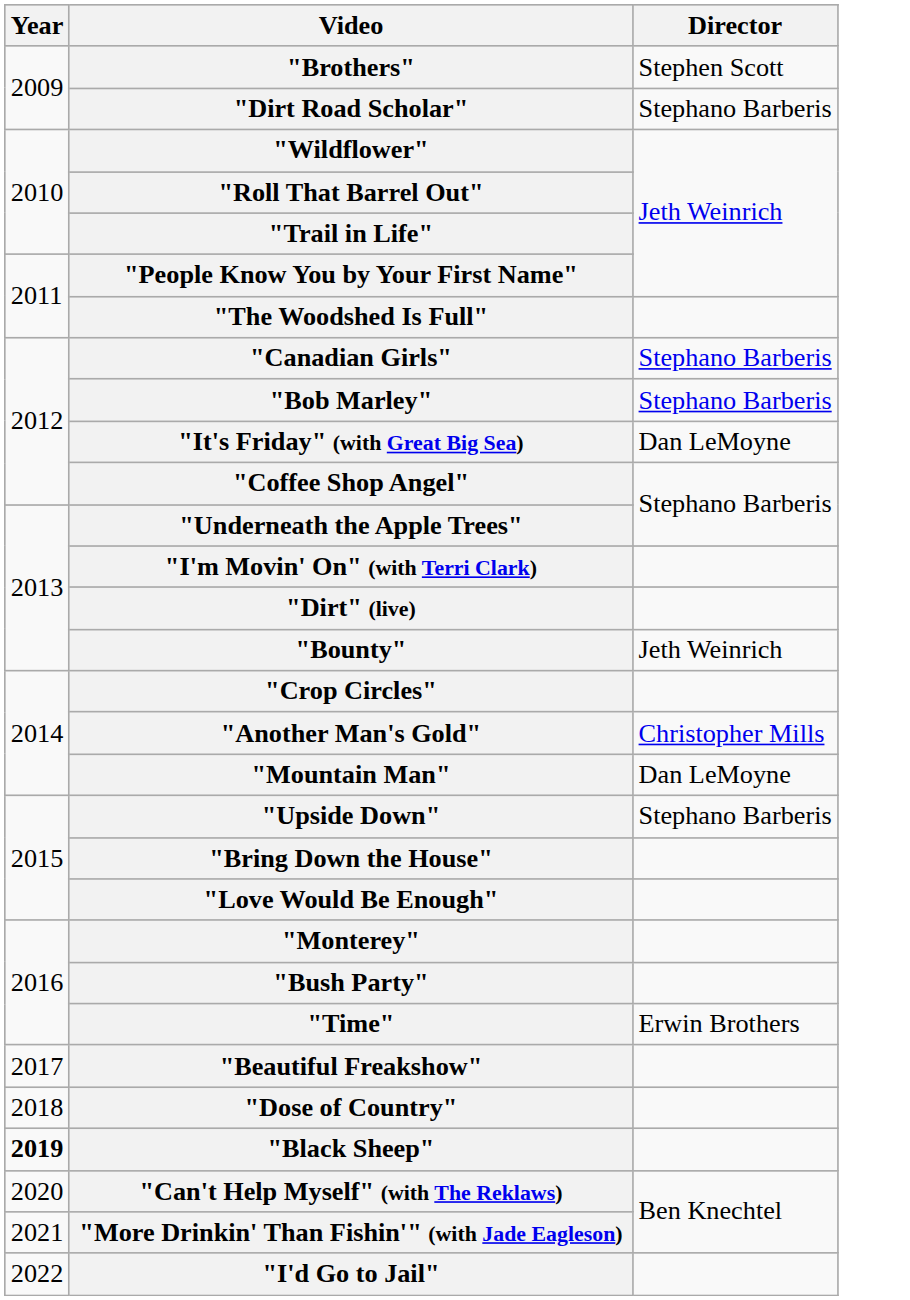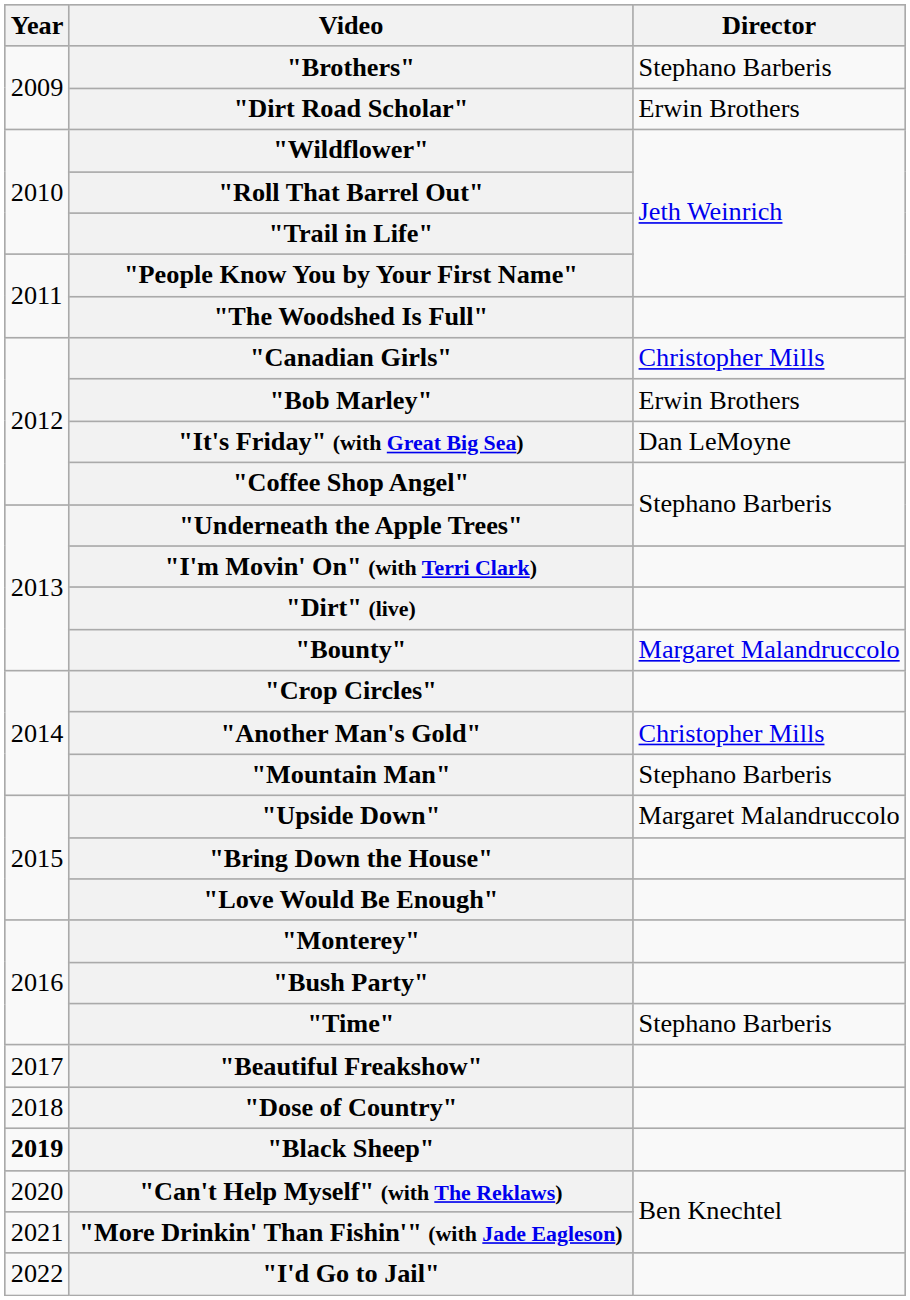(711, 66) Stephen Scott -> (735, 66) Stephano Barberis
(735, 108) Stephano Barberis -> (719, 108) Erwin Brothers
(735, 358) Stephano Barberis -> (732, 358) Christopher Mills
(735, 399) Stephano Barberis -> (719, 399) Erwin Brothers
(711, 649) Jeth Weinrich -> (769, 649) Margaret Malandruccolo
(715, 774) Dan LeMoyne -> (735, 774) Stephano Barberis
(735, 815) Stephano Barberis -> (769, 815) Margaret Malandruccolo
(719, 1024) Erwin Brothers -> (735, 1024) Stephano Barberis
